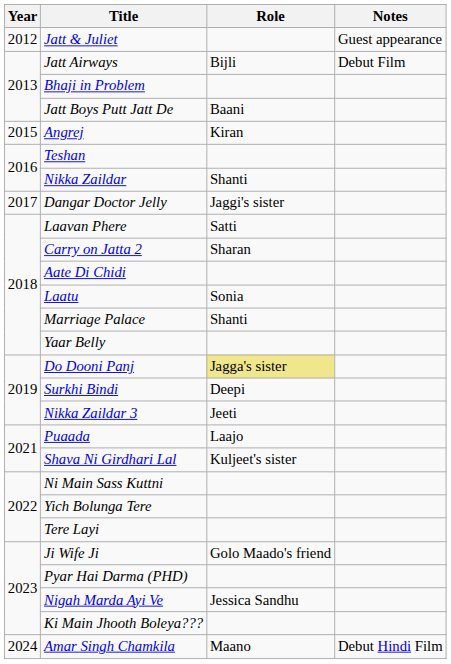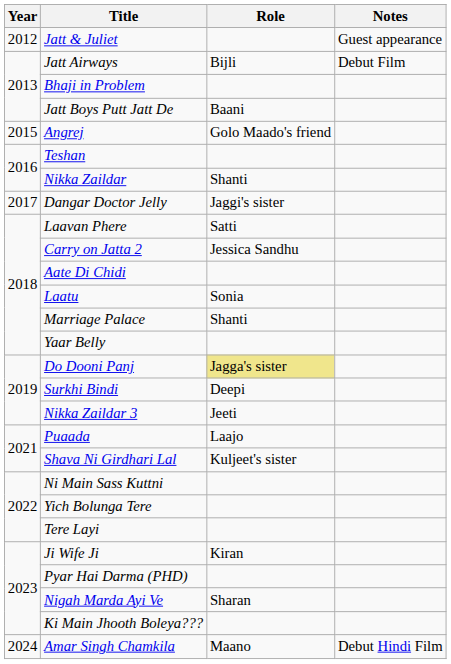(227, 132) Kiran -> (270, 132) Golo Maado's friend
(230, 249) Sharan -> (254, 249) Jessica Sandhu
(270, 553) Golo Maado's friend -> (227, 553) Kiran
(254, 599) Jessica Sandhu -> (230, 599) Sharan
